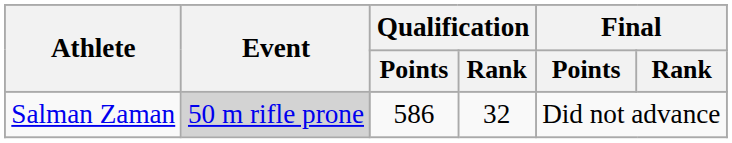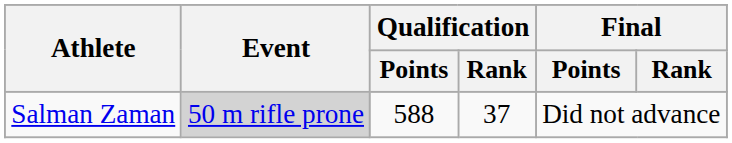(414, 114) 586 -> (414, 114) 588
(497, 114) 32 -> (497, 114) 37
